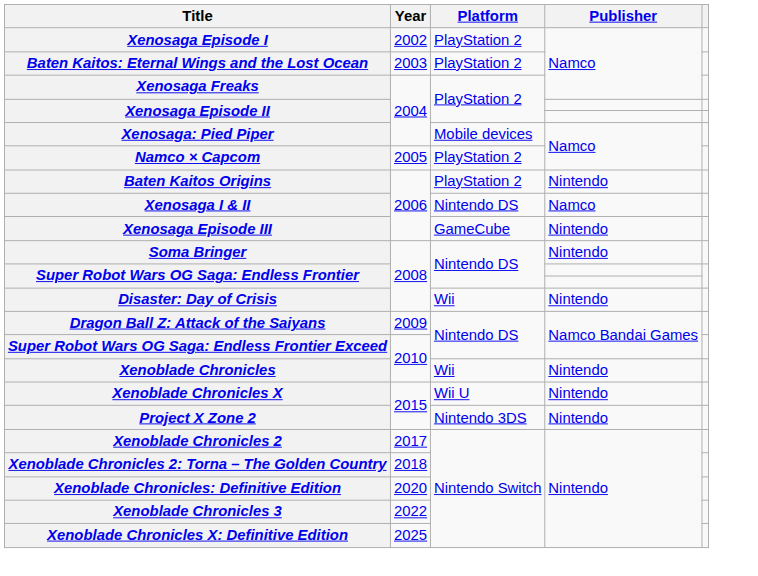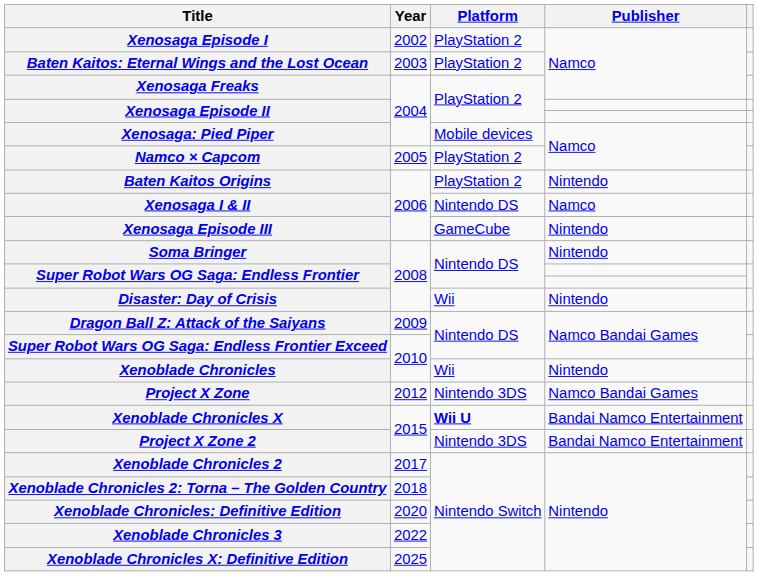+ row: (198, 393)
(452, 393) normal -> (453, 417) bold
(578, 393) Nintendo -> (646, 417) Bandai Namco Entertainment
(578, 417) Nintendo -> (646, 441) Bandai Namco Entertainment
